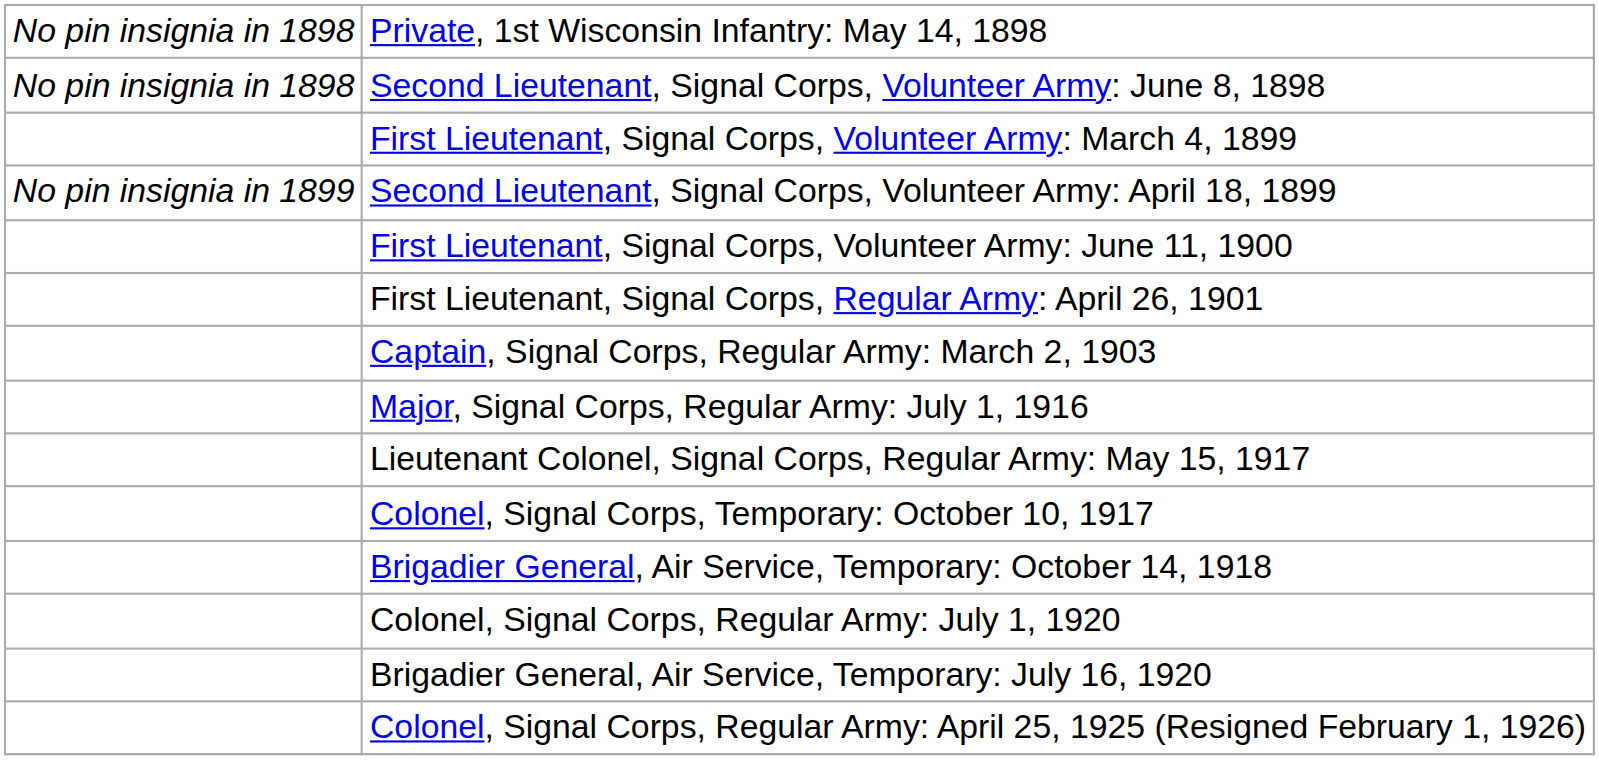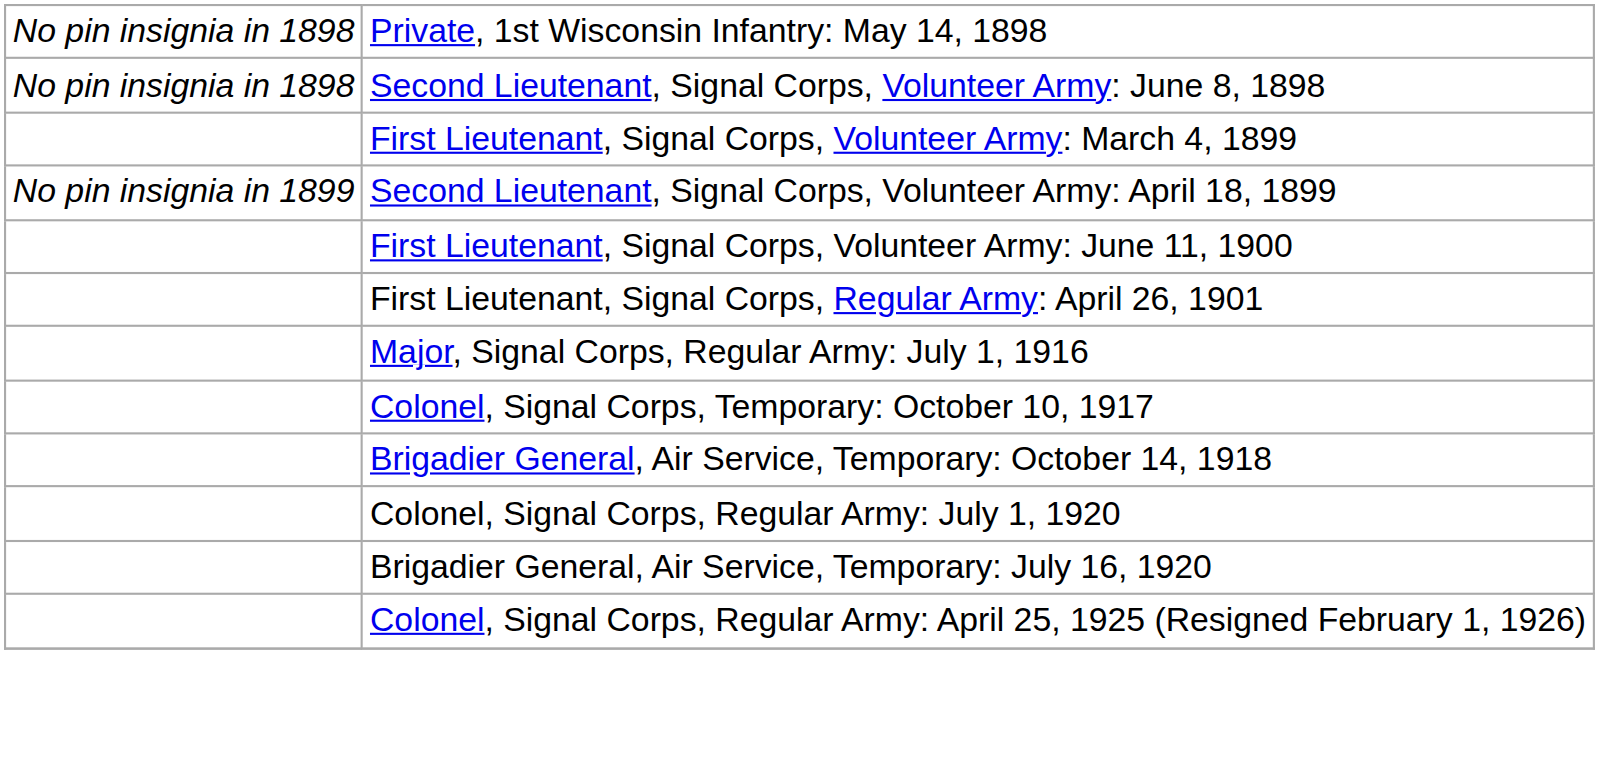- row: (763, 352)
- row: (840, 459)
